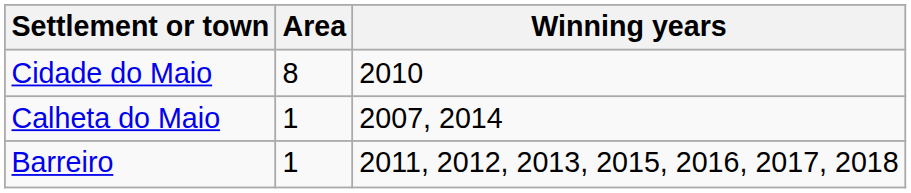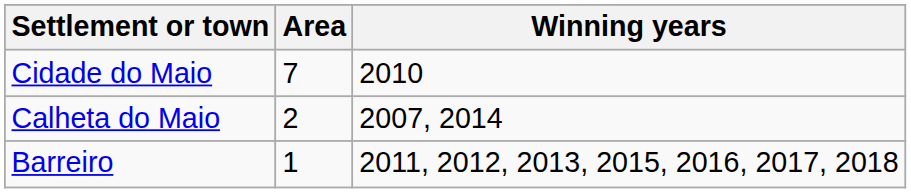(290, 72) 8 -> (290, 72) 7
(290, 118) 1 -> (290, 118) 2
